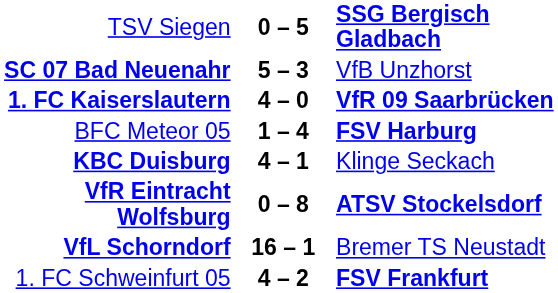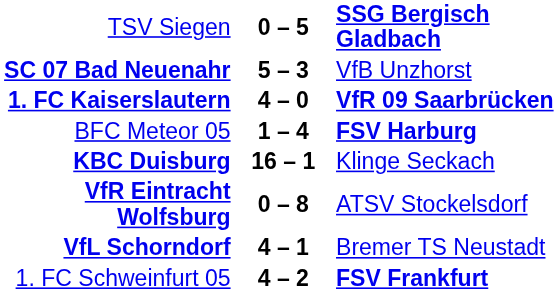(283, 161) 4 – 1 -> (283, 161) 16 – 1
(439, 204) bold -> (432, 204) normal
(283, 247) 16 – 1 -> (283, 247) 4 – 1
